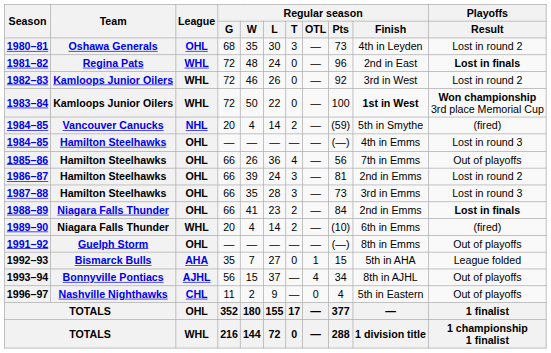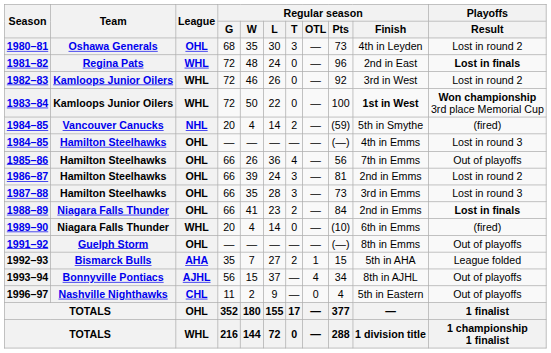(294, 227) 2 -> (294, 227) 0
(294, 261) 0 -> (294, 261) 2
